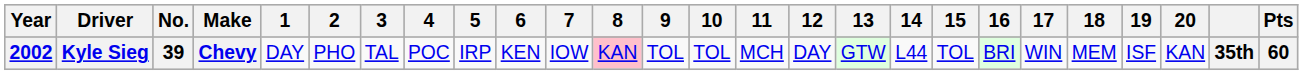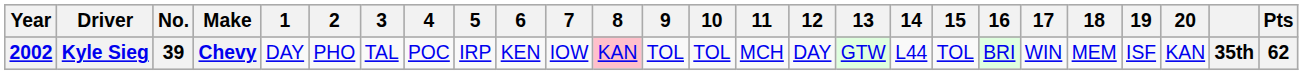(1279, 53) 60 -> (1279, 53) 62
